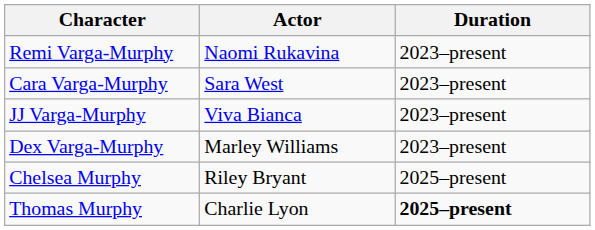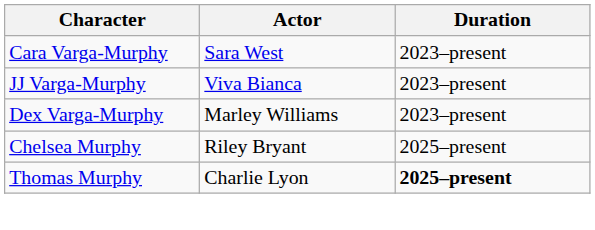- row: (91, 51)
